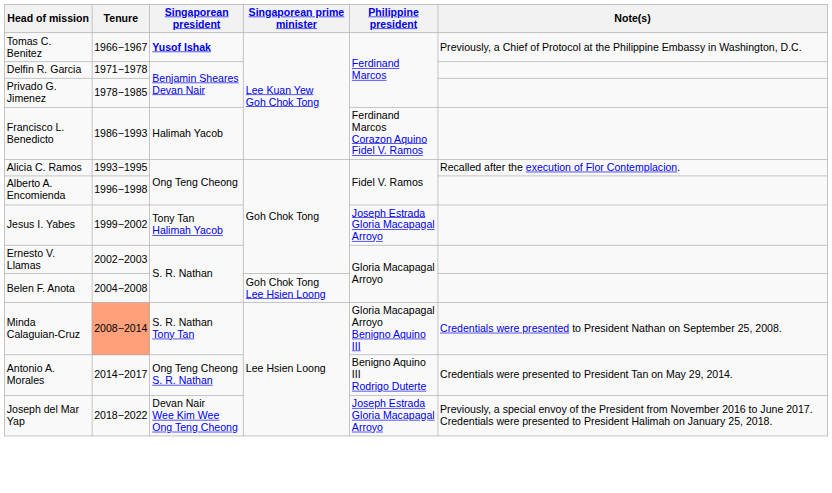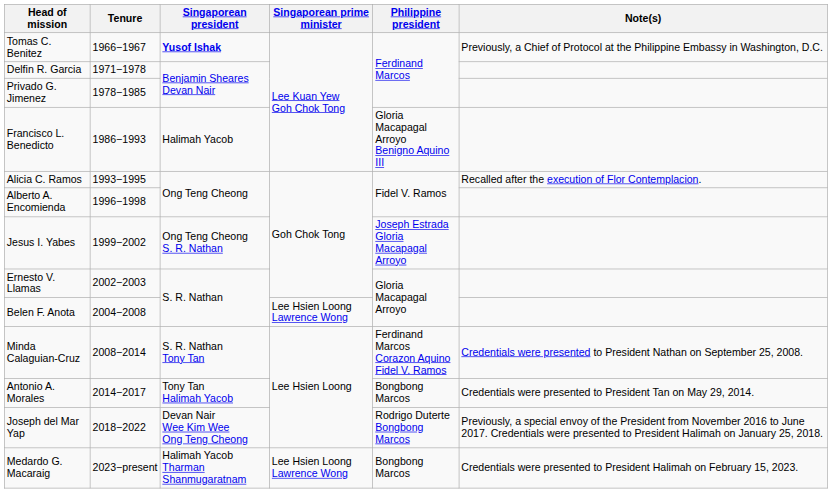(389, 133) Ferdinand Marcos Corazon Aquino Fidel V. Ramos -> (412, 139) Gloria Macapagal Arroyo Benigno Aquino III
(188, 225) Tony Tan Halimah Yacob -> (205, 242) Ong Teng Cheong S. R. Nathan
(286, 288) Goh Chok Tong Lee Hsien Loong -> (312, 312) Lee Hsien Loong Lawrence Wong
(121, 328) lightsalmon background -> (119, 352) no background
(393, 328) Gloria Macapagal Arroyo Benigno Aquino III -> (413, 352) Ferdinand Marcos Corazon Aquino Fidel V. Ramos
(195, 375) Ong Teng Cheong S. R. Nathan -> (198, 393) Tony Tan Halimah Yacob
(389, 375) Benigno Aquino III Rodrigo Duterte -> (399, 393) Bongbong Marcos
(393, 415) Joseph Estrada Gloria Macapagal Arroyo -> (413, 427) Rodrigo Duterte Bongbong Marcos
+ row: (35, 468)
